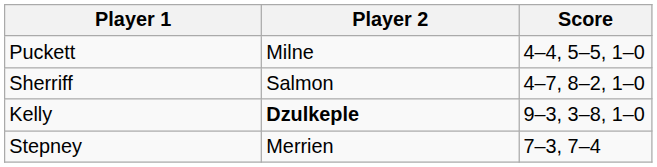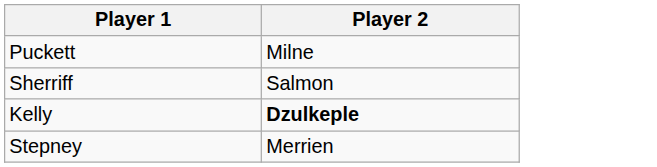- column: (585, 20)
